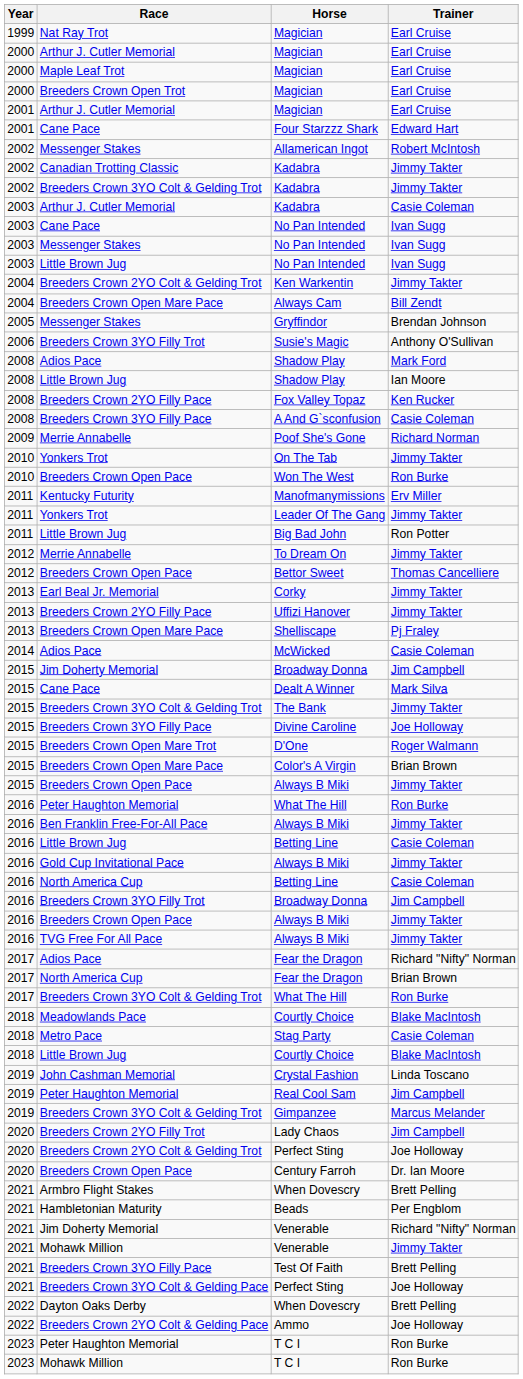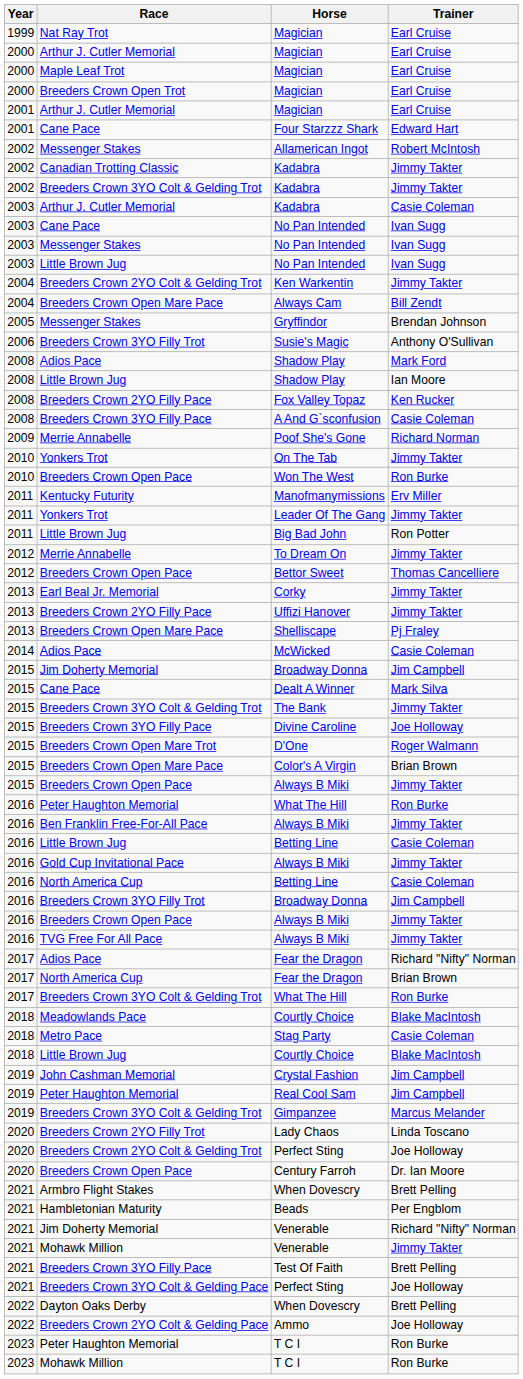(430, 1074) Linda Toscano -> (428, 1074) Jim Campbell
(428, 1132) Jim Campbell -> (430, 1132) Linda Toscano
